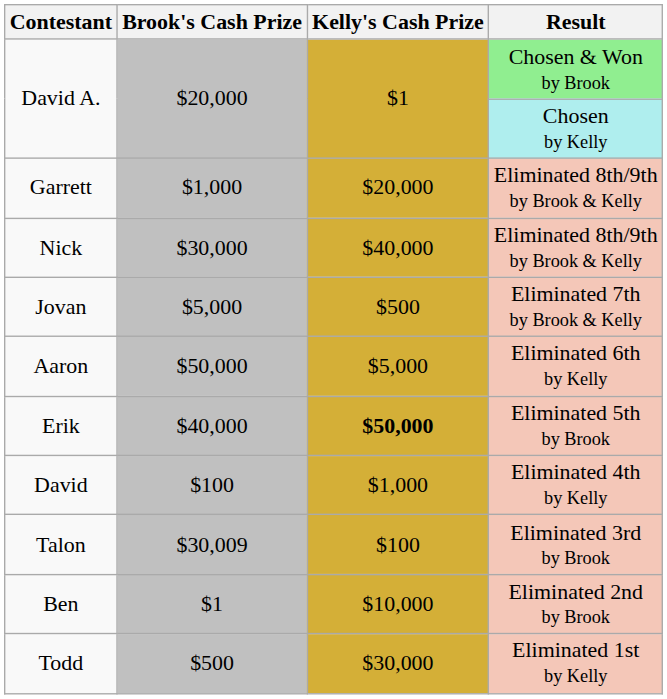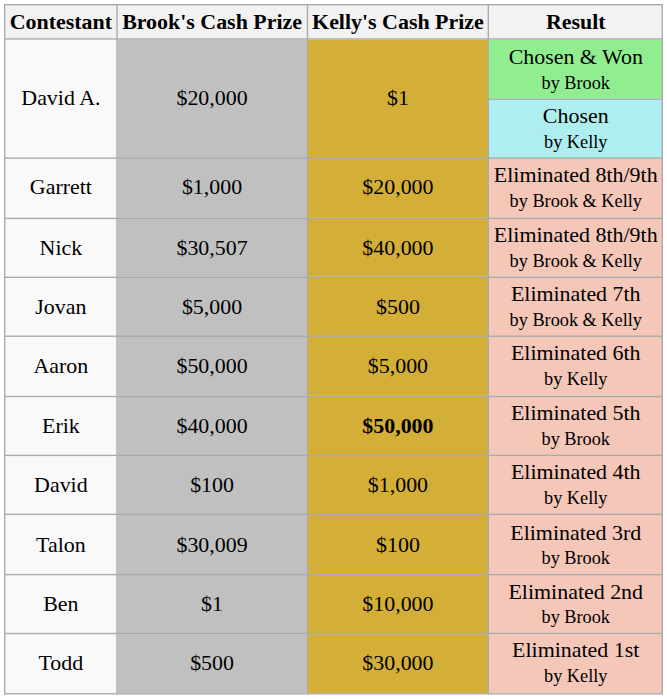(212, 247) $30,000 -> (212, 247) $30,507
